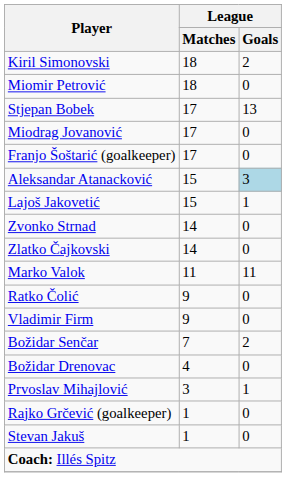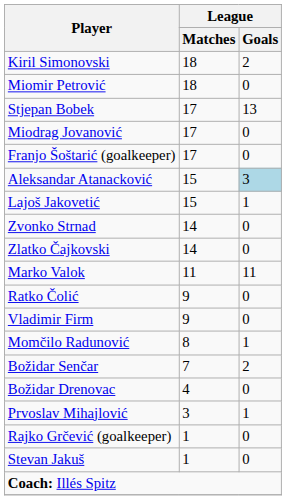+ row: (69, 343)
